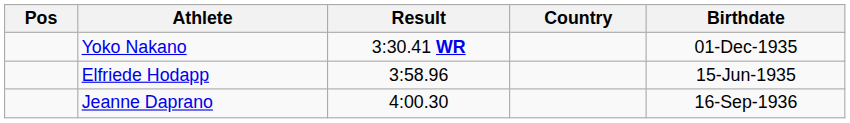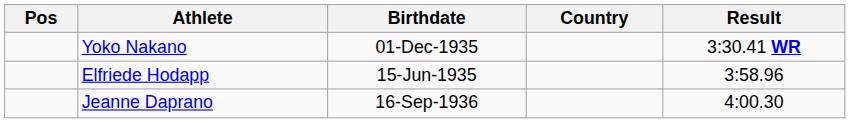columns swapped: (746, 18) <-> (419, 18)
